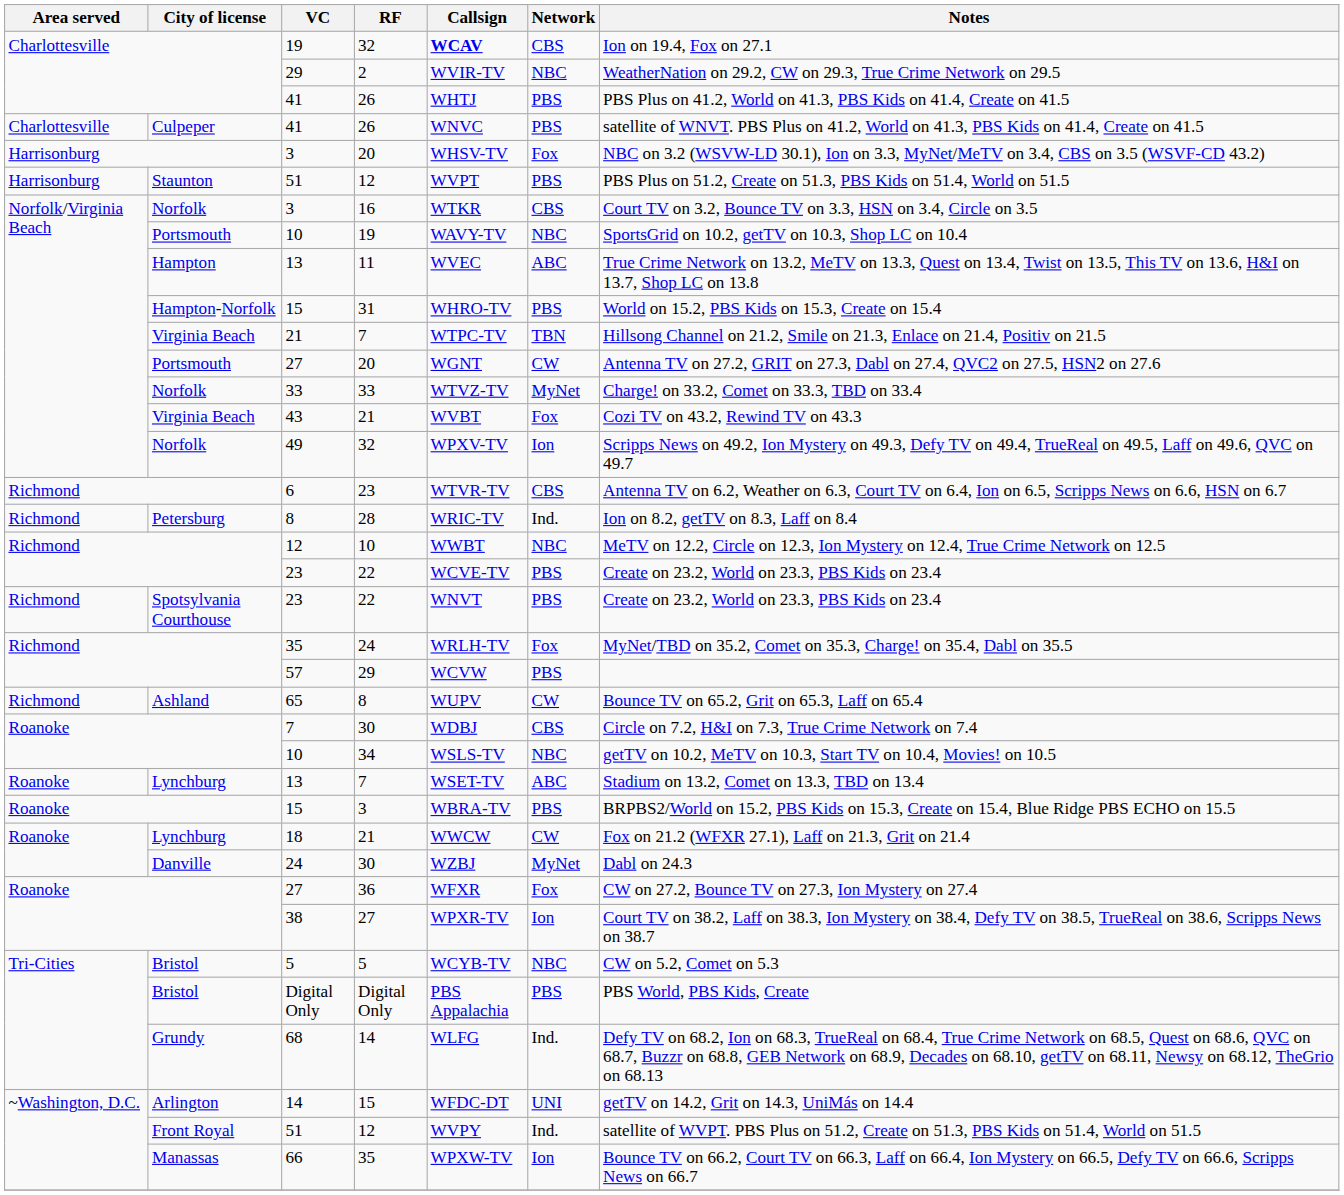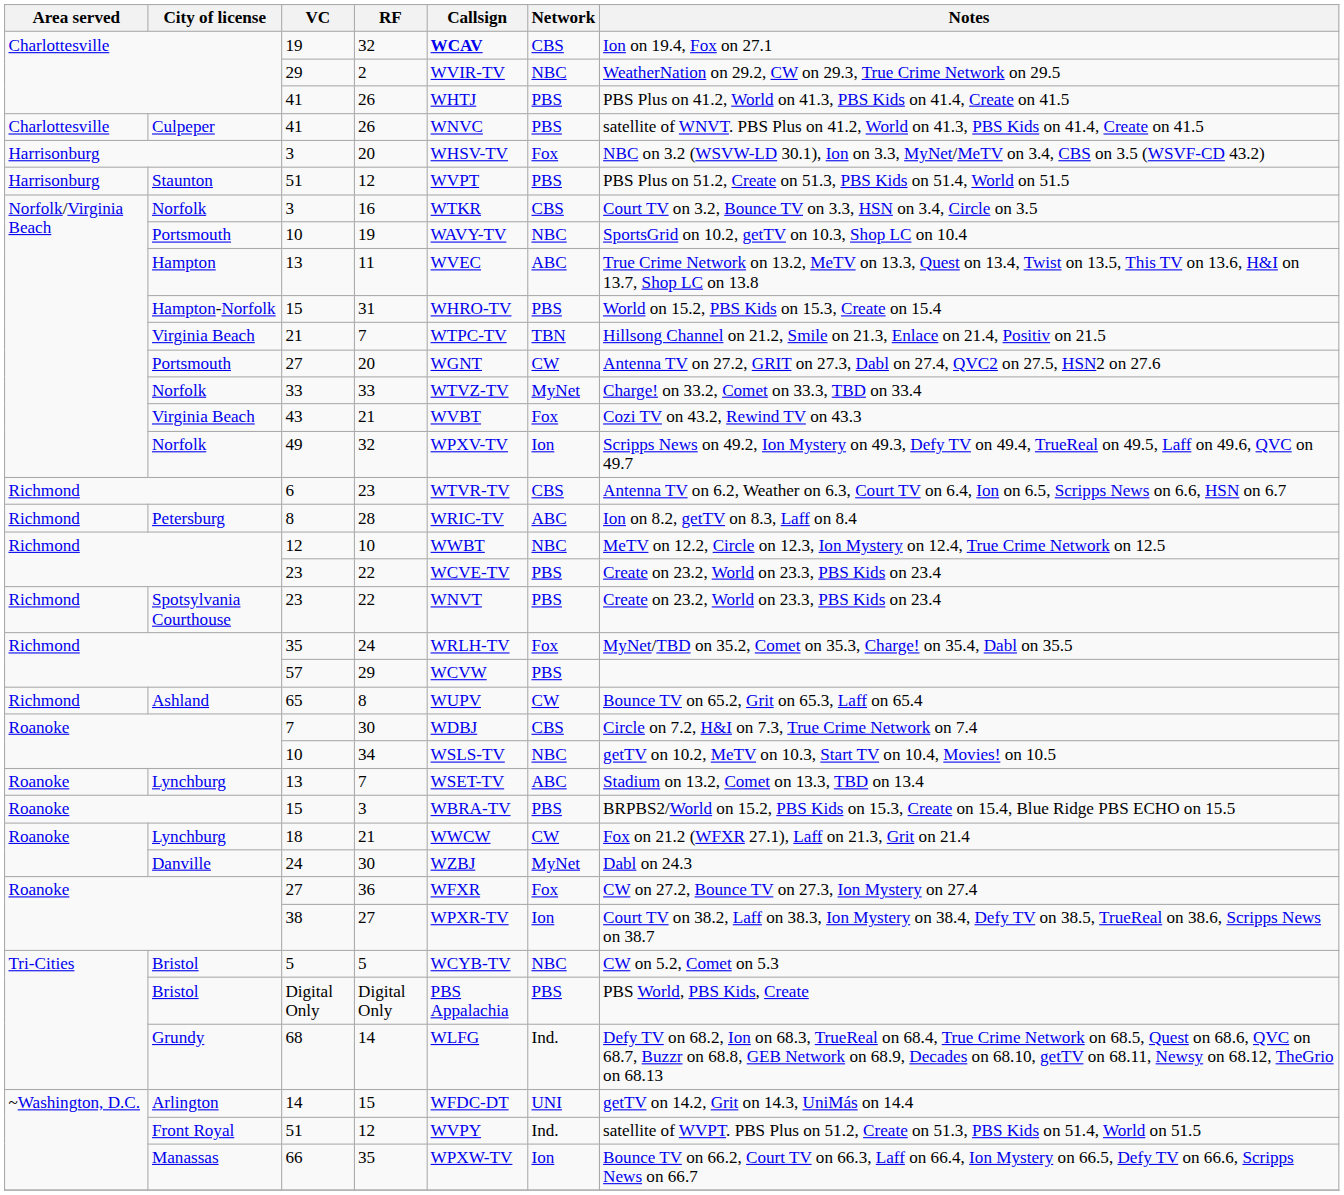(545, 518) Ind. -> (549, 518) ABC
